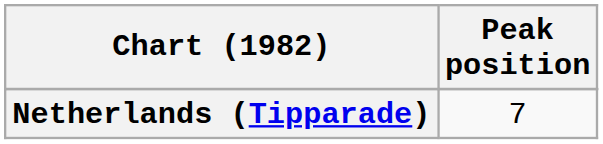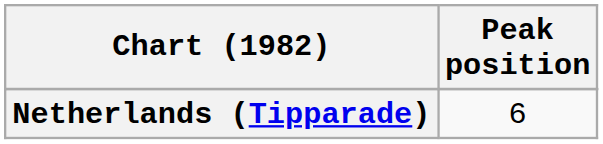(518, 114) 7 -> (518, 114) 6
